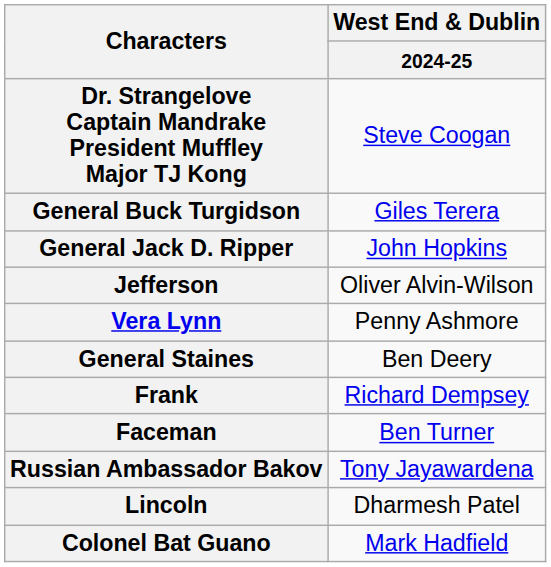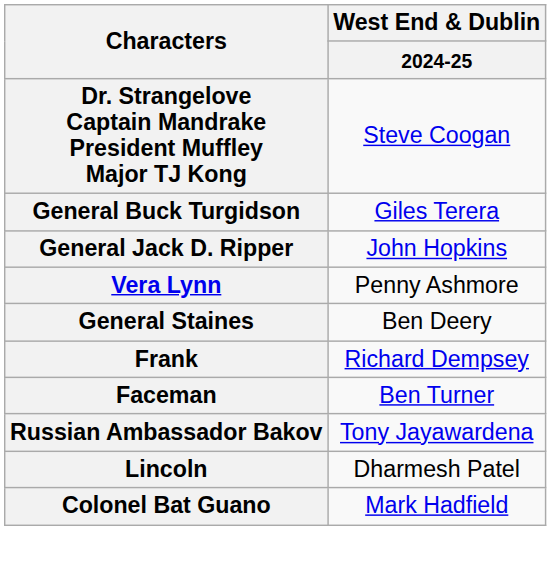- row: (166, 285)
